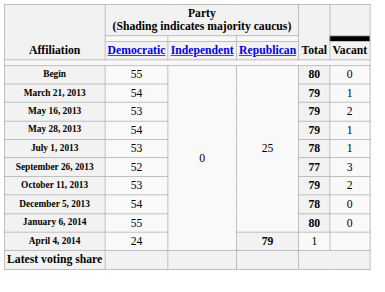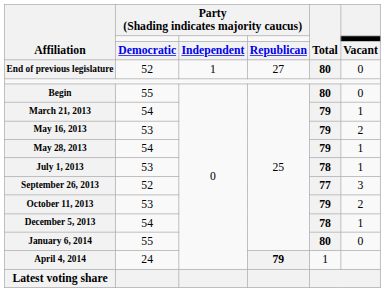+ row: (60, 69)
(350, 204) 0 -> (361, 222) 1
